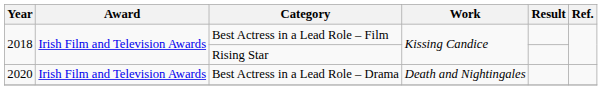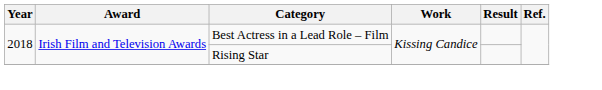- row: (305, 74)
